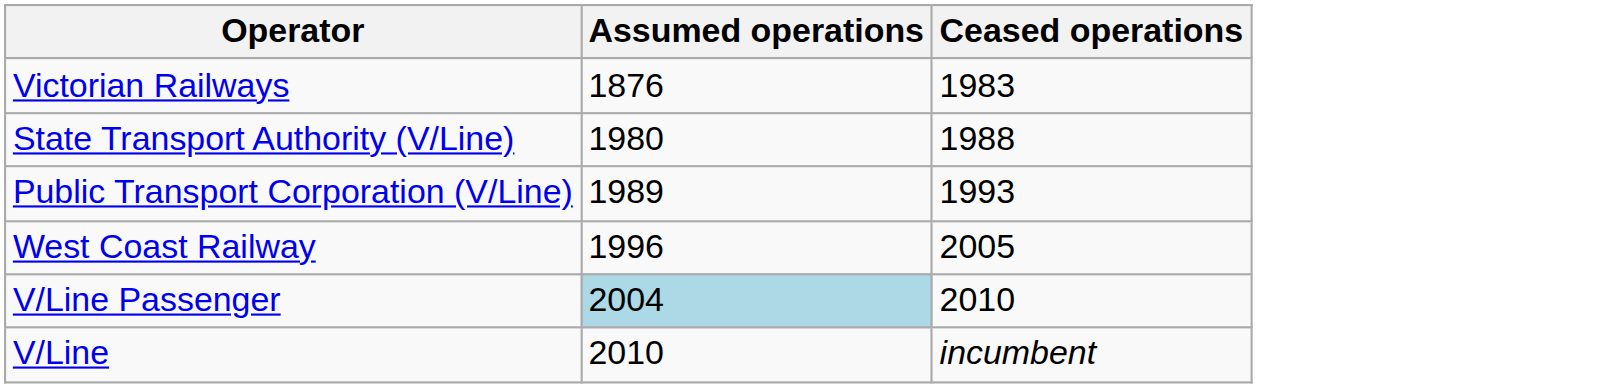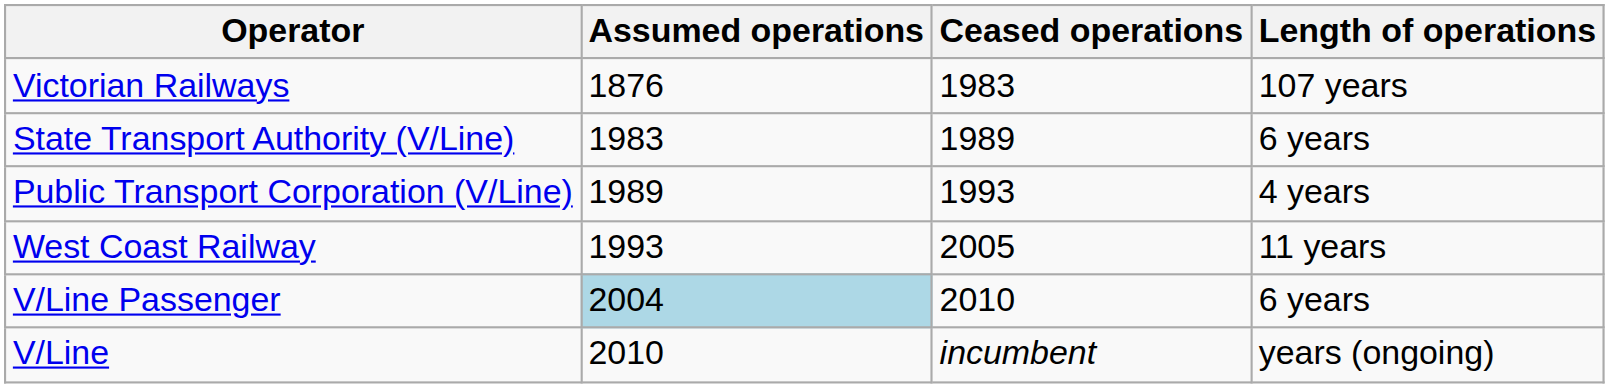+ column: (1427, 31)
(626, 138) 1980 -> (626, 138) 1983
(977, 138) 1988 -> (977, 138) 1989
(626, 246) 1996 -> (626, 246) 1993
